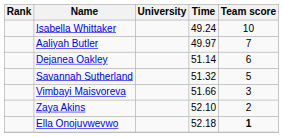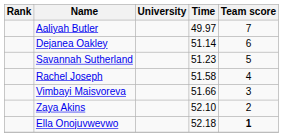- row: (76, 28)
(204, 76) 51.32 -> (204, 60) 51.23
+ row: (69, 76)
